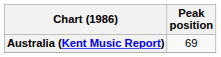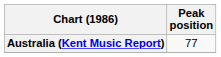(191, 43) 69 -> (191, 43) 77
